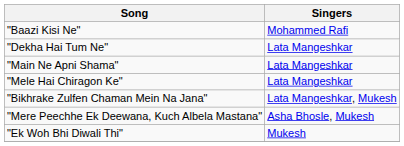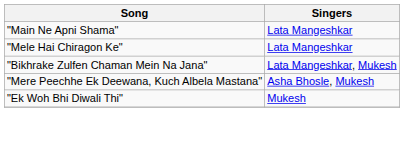- row: (44, 30)
- row: (58, 47)
